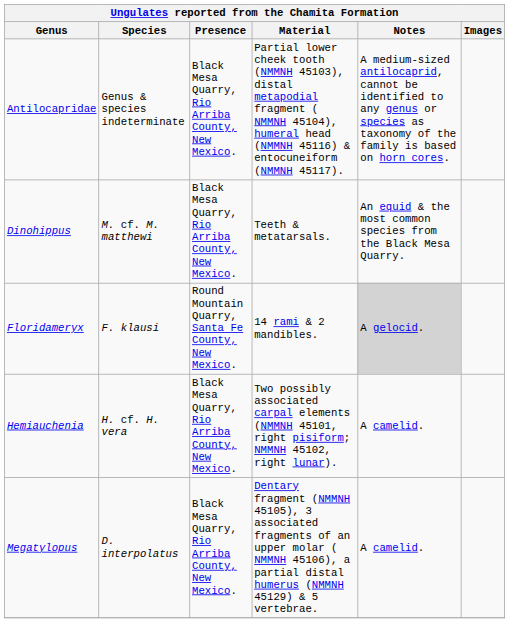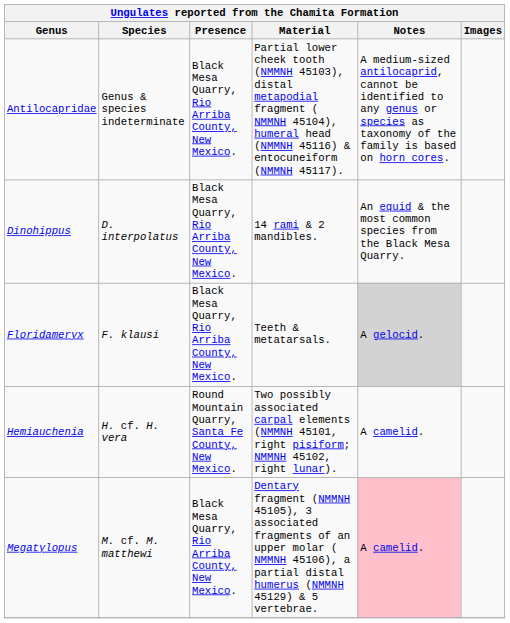(130, 231) M. cf. M. matthewi -> (140, 231) D. interpolatus
(293, 231) Teeth & metatarsals. -> (289, 231) 14 rami & 2 mandibles.
(218, 329) Round Mountain Quarry, Santa Fe County, New Mexico. -> (214, 335) Black Mesa Quarry, Rio Arriba County, New Mexico.
(289, 329) 14 rami & 2 mandibles. -> (293, 335) Teeth & metatarsals.
(214, 426) Black Mesa Quarry, Rio Arriba County, New Mexico. -> (218, 432) Round Mountain Quarry, Santa Fe County, New Mexico.
(140, 548) D. interpolatus -> (130, 548) M. cf. M. matthewi
(392, 548) no background -> (392, 548) pink background
